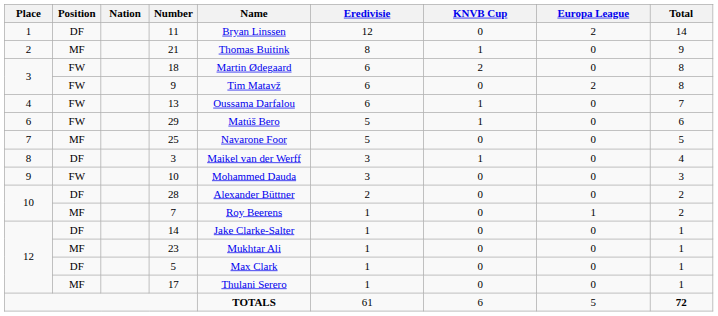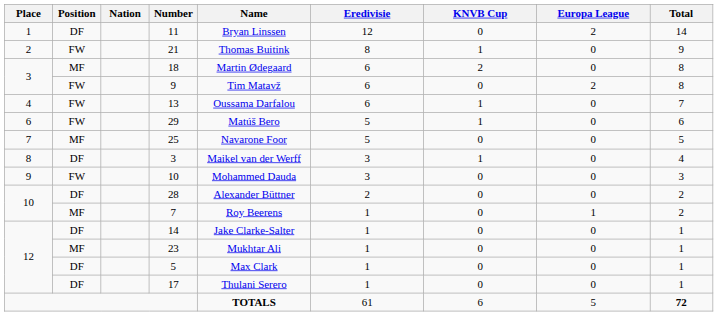(77, 49) MF -> (77, 49) FW
(77, 67) FW -> (77, 67) MF
(77, 284) MF -> (77, 284) DF
